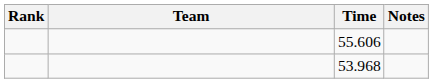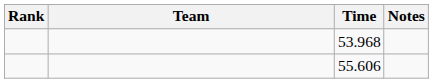rows swapped: (359, 66) <-> (359, 41)
